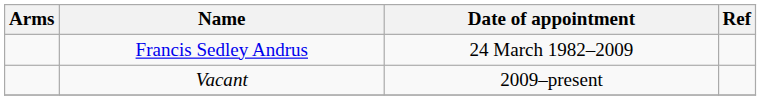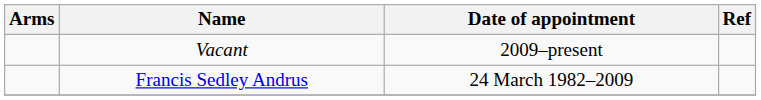rows swapped: (222, 49) <-> (222, 79)
